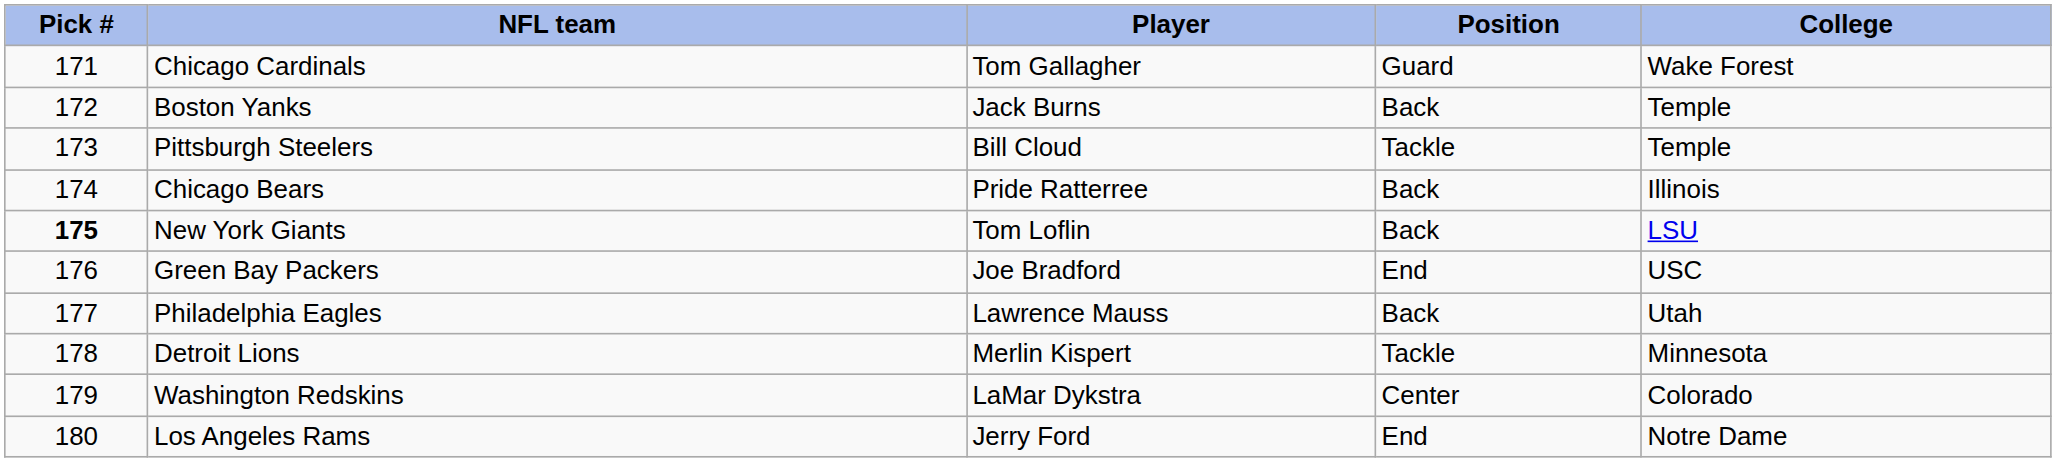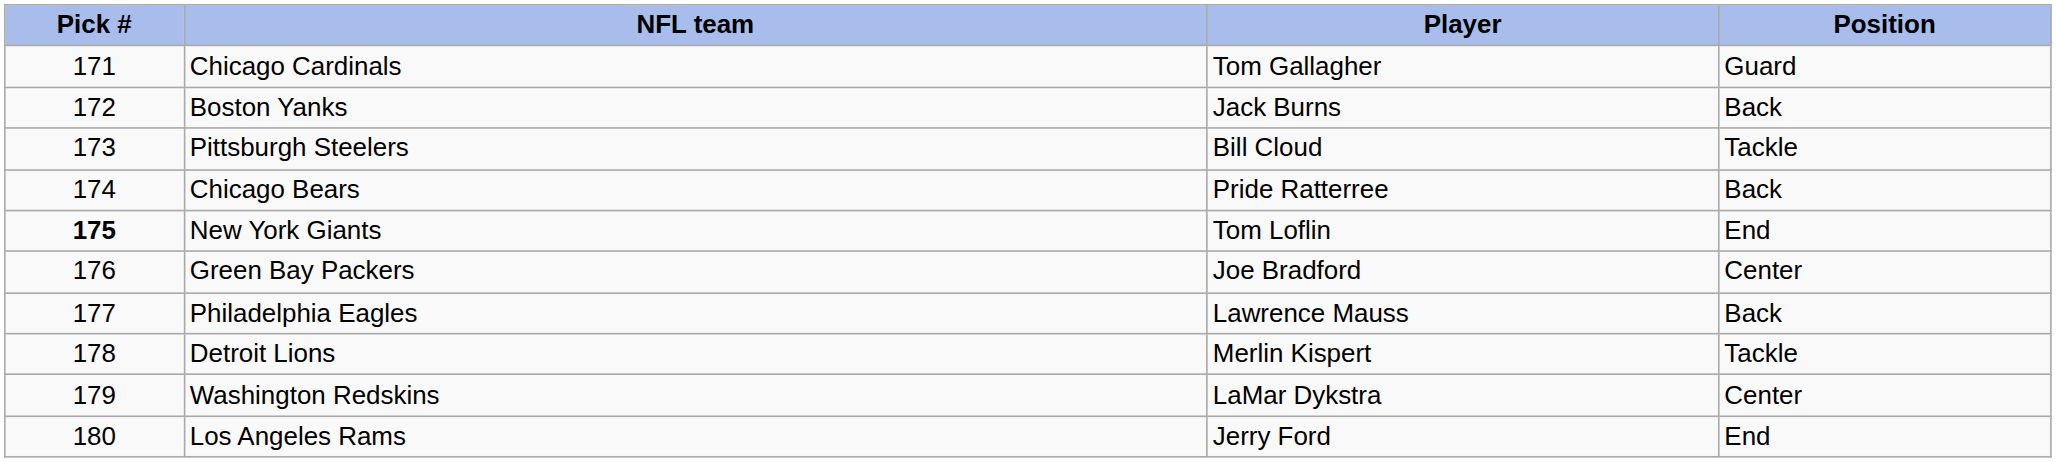- column: (1846, 25)
(1410, 230) Back -> (1747, 230) End
(1405, 271) End -> (1763, 271) Center
